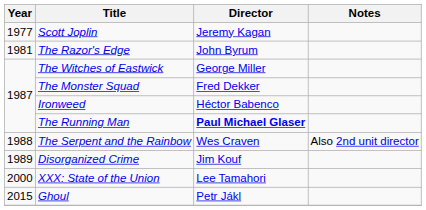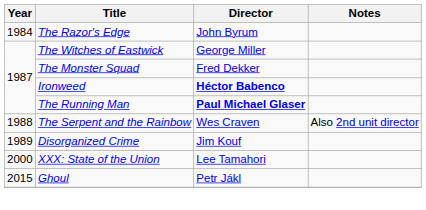- row: (68, 31)
(20, 50) 1981 -> (20, 31) 1984
(238, 104) normal -> (241, 86) bold
